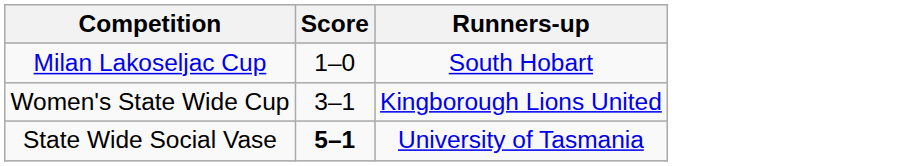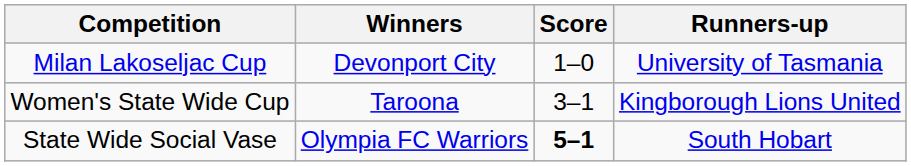+ column: (415, 23)
(521, 62) South Hobart -> (760, 62) University of Tasmania
(521, 140) University of Tasmania -> (760, 140) South Hobart
